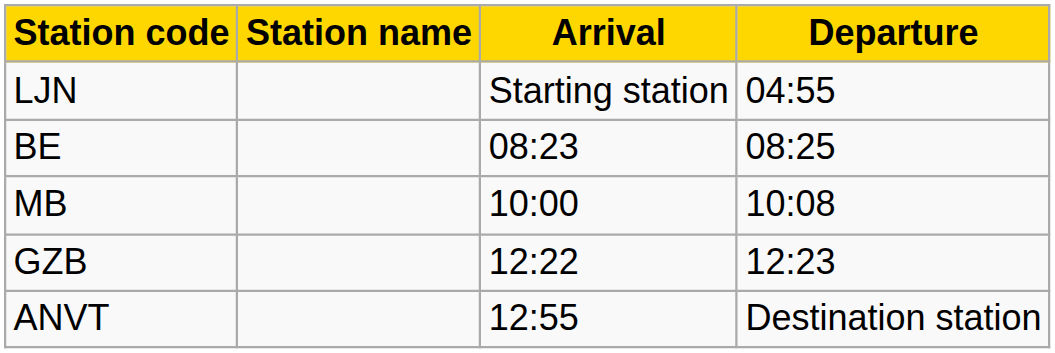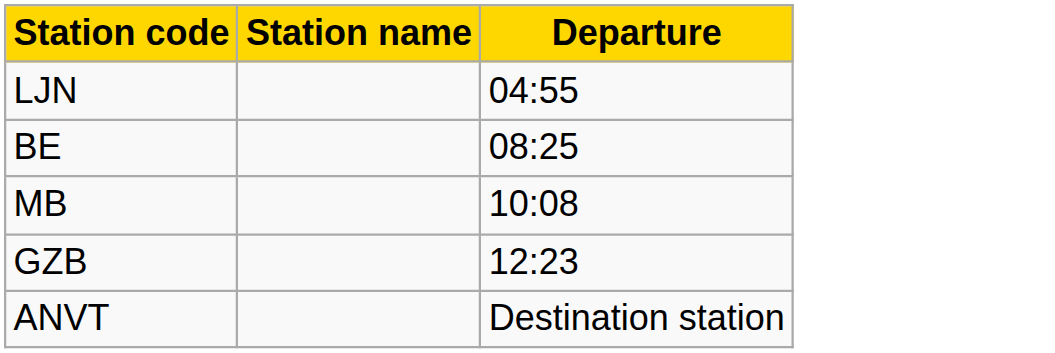- column: (609, 33)
